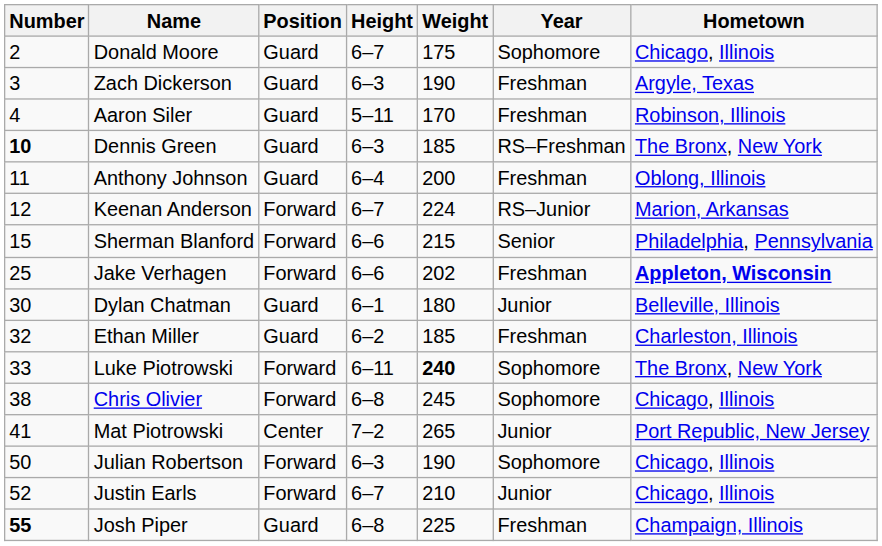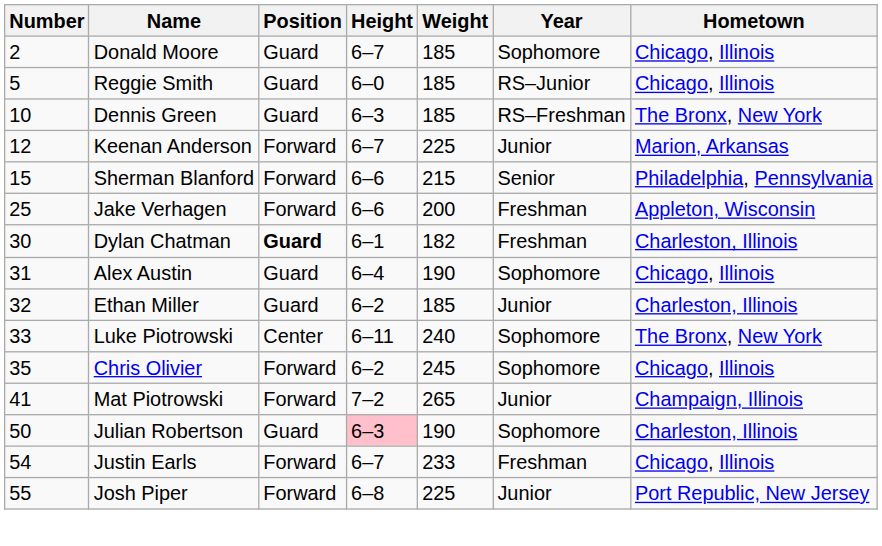(439, 52) 175 -> (439, 52) 185
- row: (163, 84)
- row: (143, 115)
+ row: (153, 84)
(20, 147) bold -> (20, 115) normal
- row: (171, 178)
(439, 210) 224 -> (439, 147) 225
(544, 210) RS–Junior -> (525, 147) Junior
(439, 273) 202 -> (439, 210) 200
(733, 273) bold -> (725, 210) normal
(291, 304) normal -> (293, 241) bold
(439, 304) 180 -> (439, 241) 182
(525, 304) Junior -> (542, 241) Freshman
(707, 304) Belleville, Illinois -> (716, 241) Charleston, Illinois
+ row: (143, 273)
(542, 336) Freshman -> (525, 304) Junior
(300, 367) Forward -> (293, 336) Center
(439, 367) bold -> (439, 336) normal
(20, 399) 38 -> (20, 367) 35
(368, 399) 6–8 -> (368, 367) 6–2
(293, 430) Center -> (300, 399) Forward
(752, 430) Port Republic, New Jersey -> (719, 399) Champaign, Illinois
(300, 462) Forward -> (291, 430) Guard
(368, 462) no background -> (368, 430) pink background
(705, 462) Chicago, Illinois -> (716, 430) Charleston, Illinois
(20, 493) 52 -> (20, 462) 54
(439, 493) 210 -> (439, 462) 233
(525, 493) Junior -> (542, 462) Freshman
(20, 525) bold -> (20, 493) normal
(291, 525) Guard -> (300, 493) Forward
(542, 525) Freshman -> (525, 493) Junior
(719, 525) Champaign, Illinois -> (752, 493) Port Republic, New Jersey
